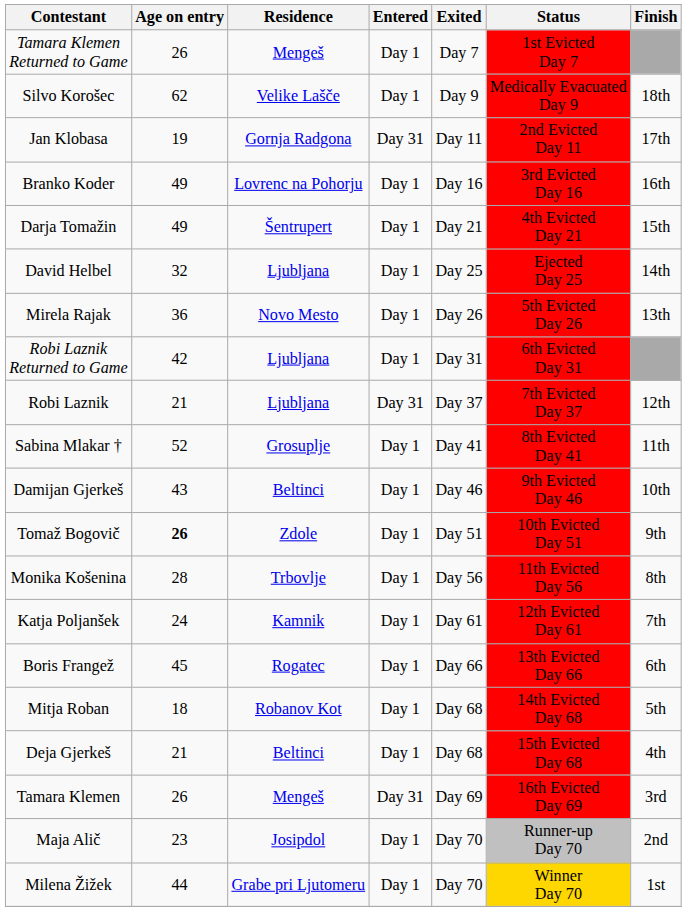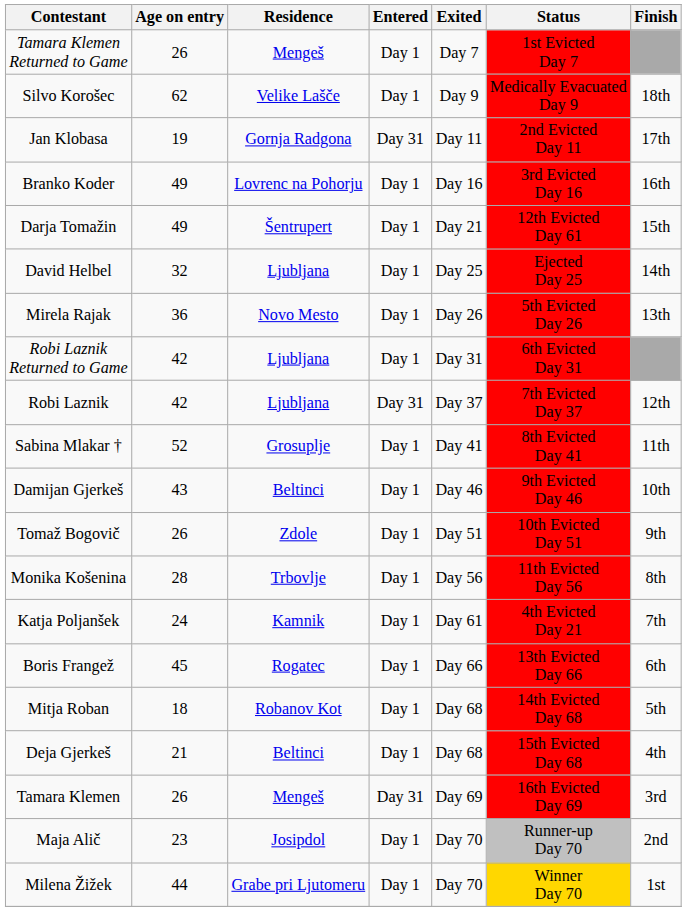(558, 227) 4th Evicted Day 21 -> (558, 227) 12th Evicted Day 61
(180, 402) 21 -> (180, 402) 42
(180, 533) bold -> (180, 533) normal
(558, 621) 12th Evicted Day 61 -> (558, 621) 4th Evicted Day 21
